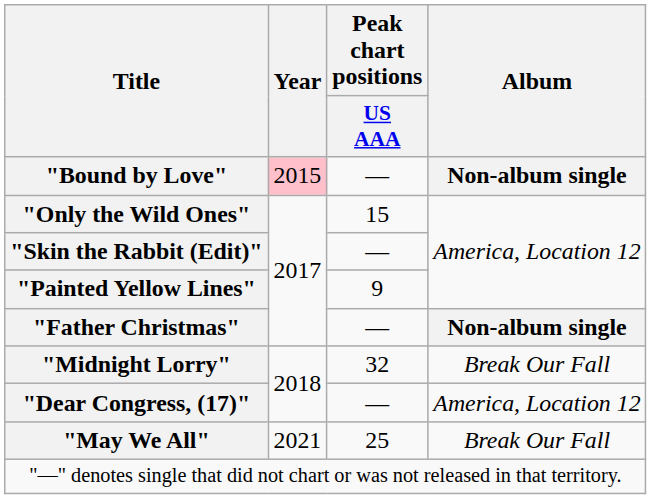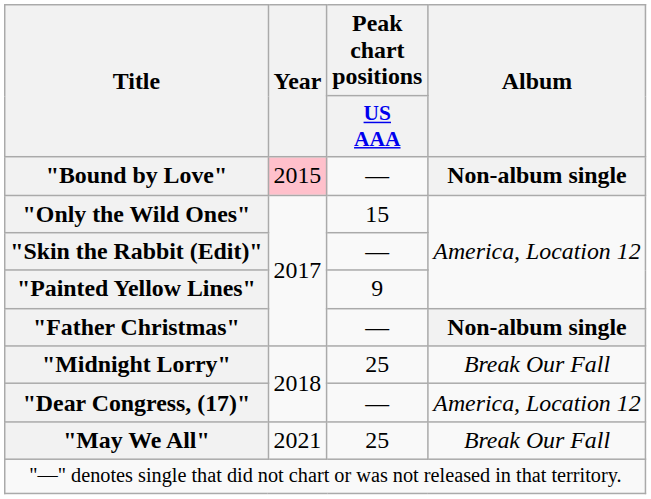(377, 364) 32 -> (377, 364) 25
